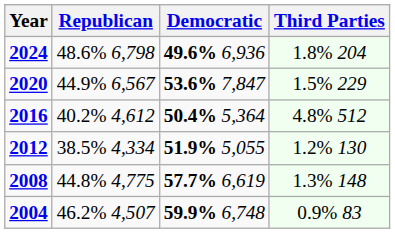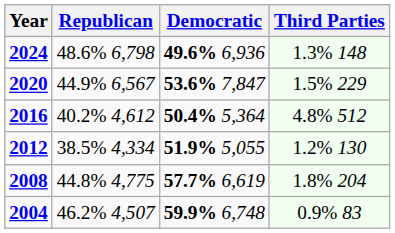(329, 52) 1.8% 204 -> (329, 52) 1.3% 148
(329, 179) 1.3% 148 -> (329, 179) 1.8% 204
